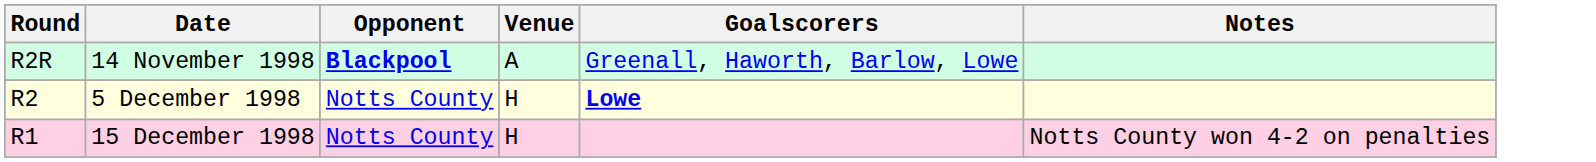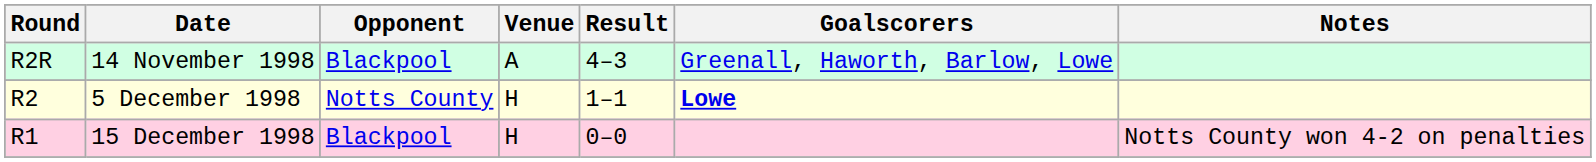+ column: (627, 24)
(389, 62) bold -> (389, 62) normal
(410, 138) Notts County -> (389, 138) Blackpool
